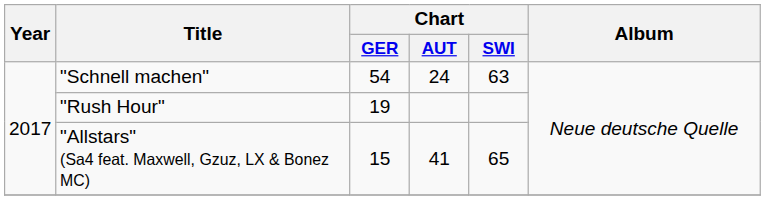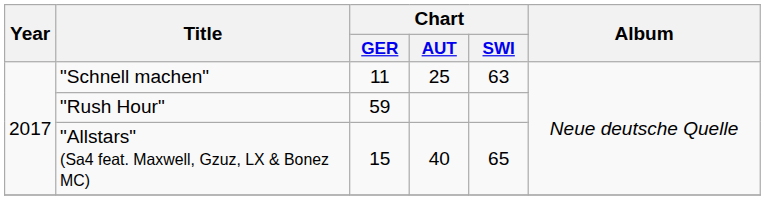(380, 76) 54 -> (380, 76) 11
(439, 76) 24 -> (439, 76) 25
(380, 107) 19 -> (380, 107) 59
(439, 158) 41 -> (439, 158) 40
